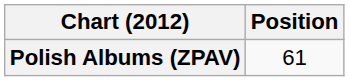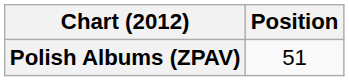(295, 57) 61 -> (295, 57) 51
